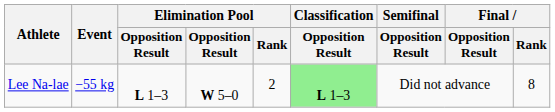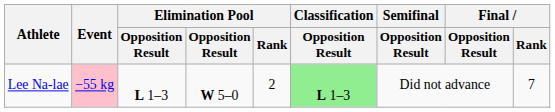(95, 85) no background -> (95, 85) pink background
(531, 85) 8 -> (531, 85) 7
